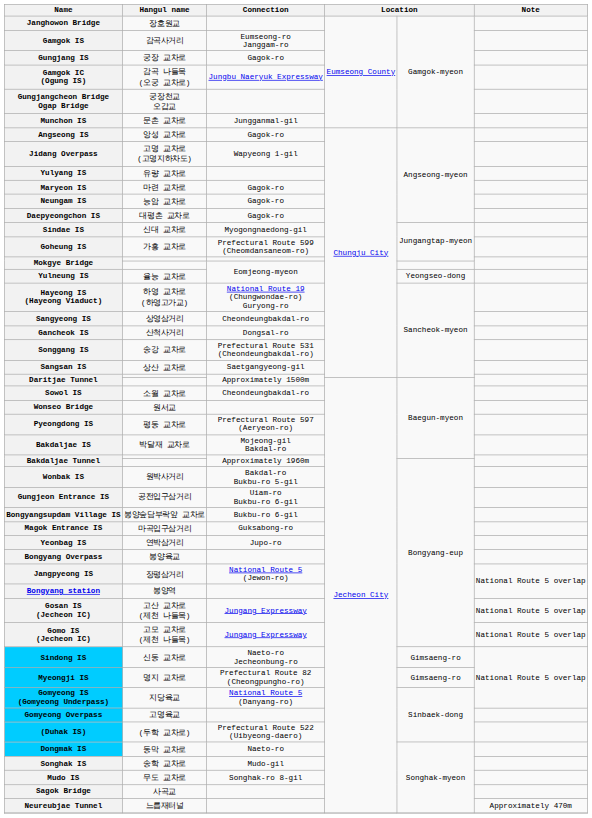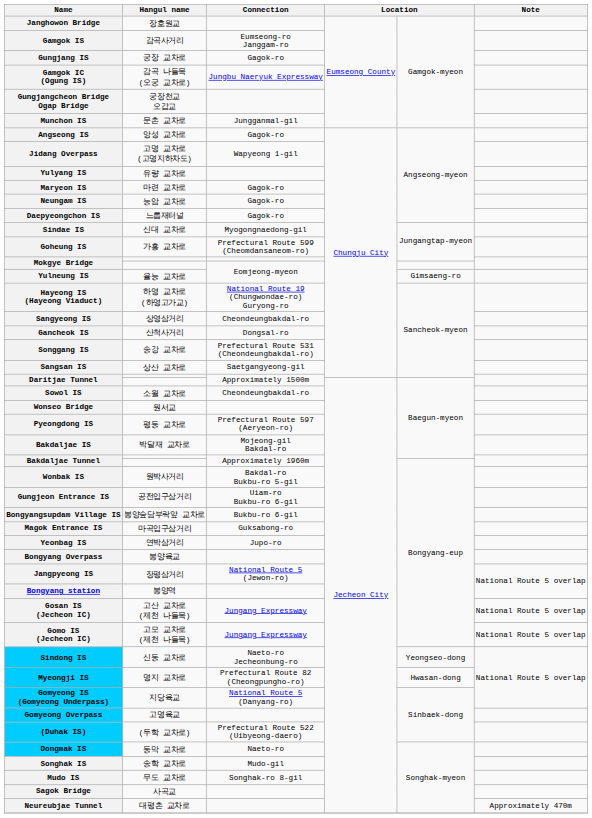(165, 216) 대평촌 교차로 -> (165, 216) 느릅재터널
(436, 276) Yeongseo-dong -> (436, 276) Gimsaeng-ro
(436, 657) Gimsaeng-ro -> (436, 657) Yeongseo-dong
(436, 678) Gimsaeng-ro -> (436, 678) Hwasan-dong
(165, 806) 느릅재터널 -> (165, 806) 대평촌 교차로
